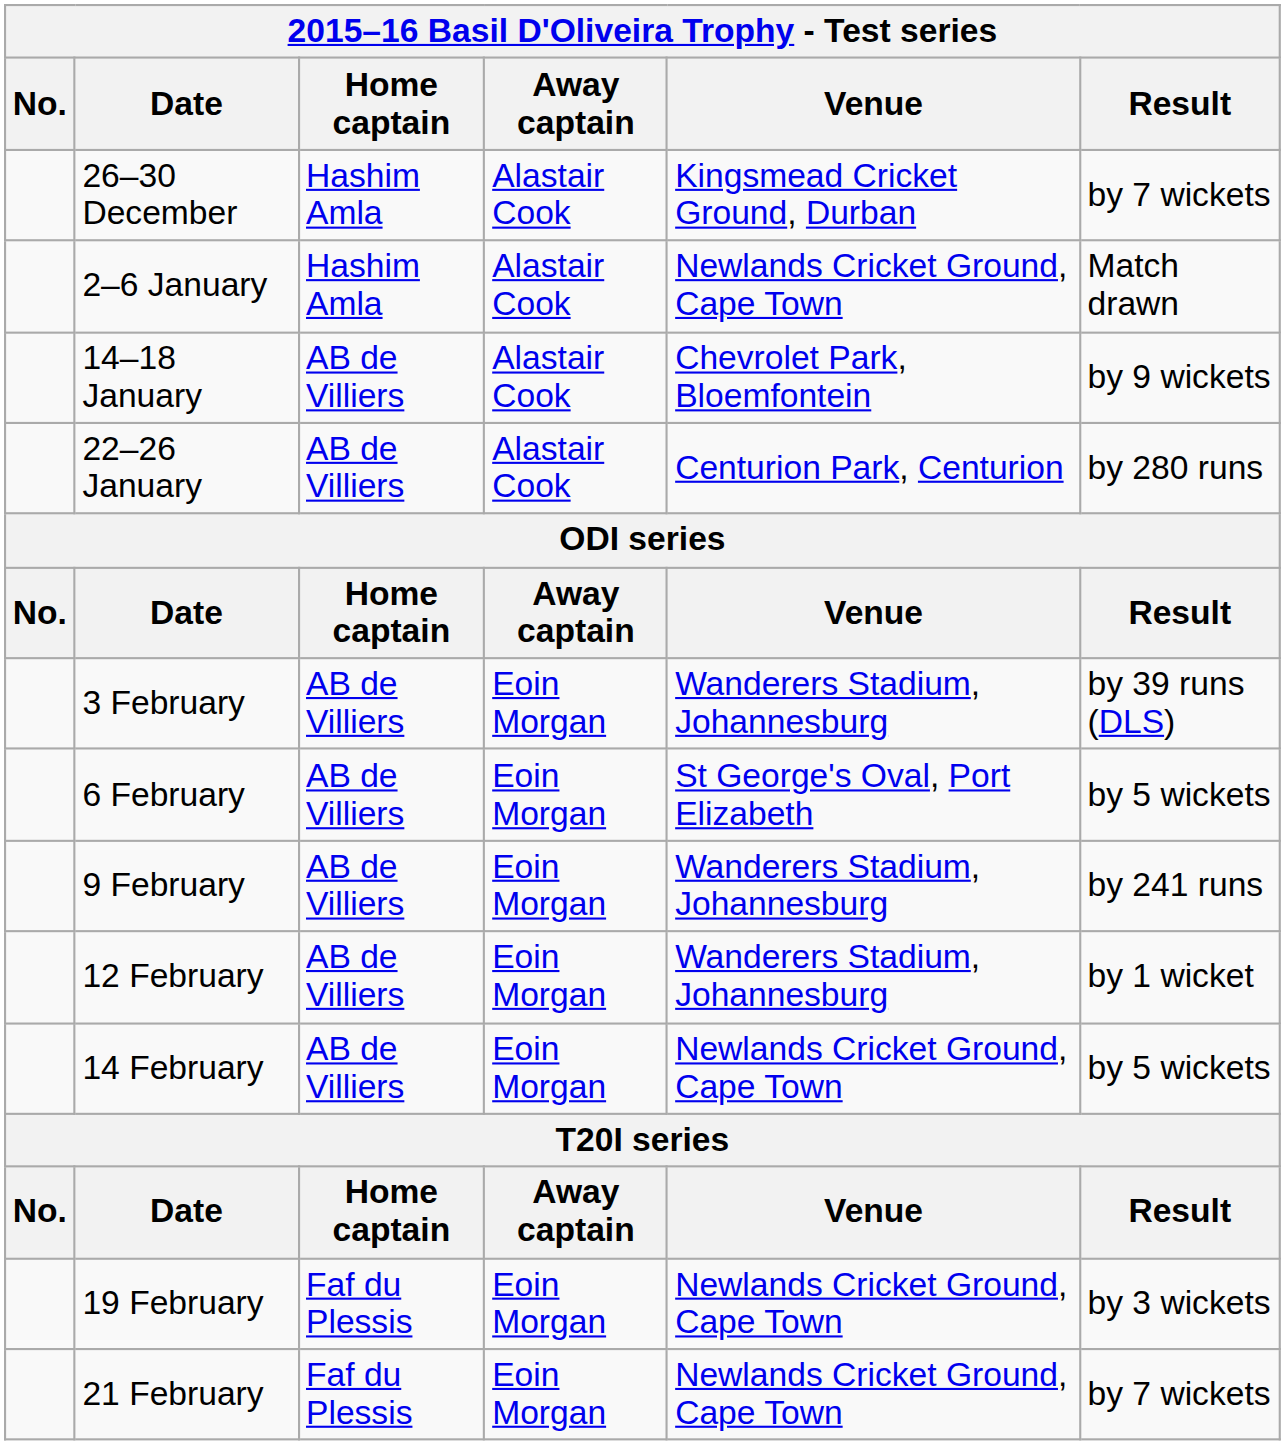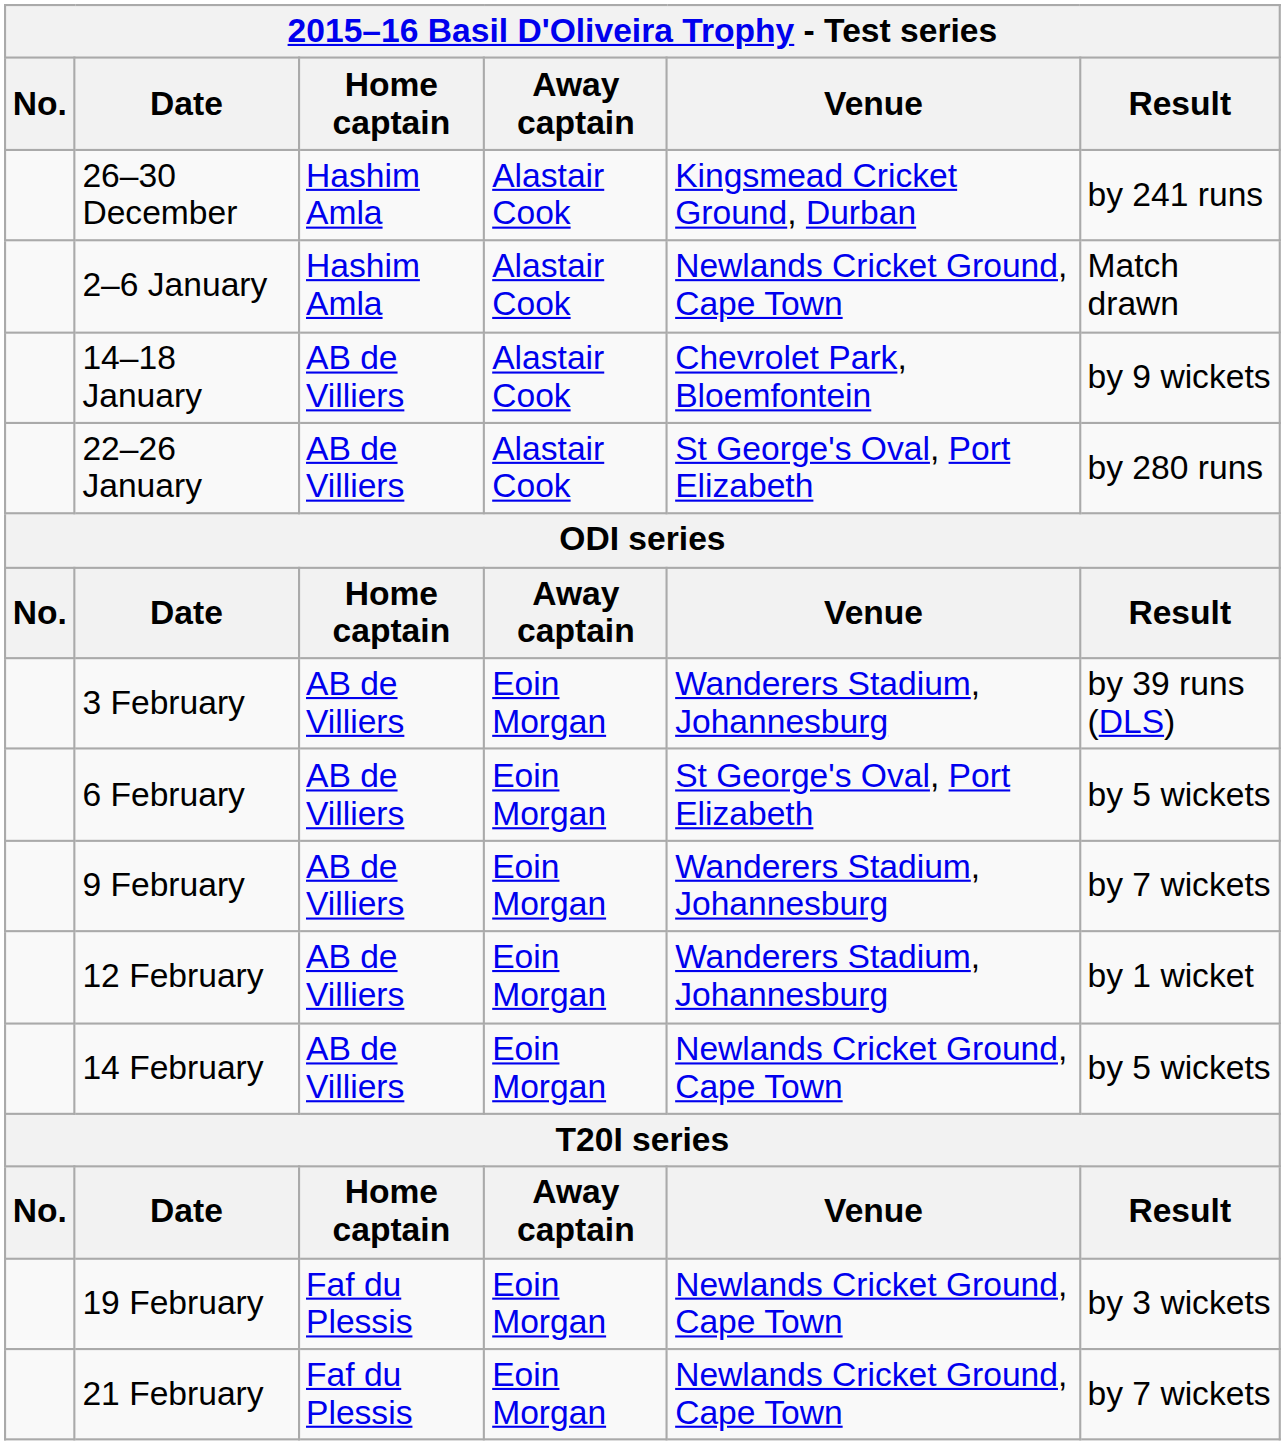(1179, 194) by 7 wickets -> (1175, 194) by 241 runs
(869, 467) Centurion Park, Centurion -> (843, 467) St George's Oval, Port Elizabeth
(1175, 885) by 241 runs -> (1179, 885) by 7 wickets
